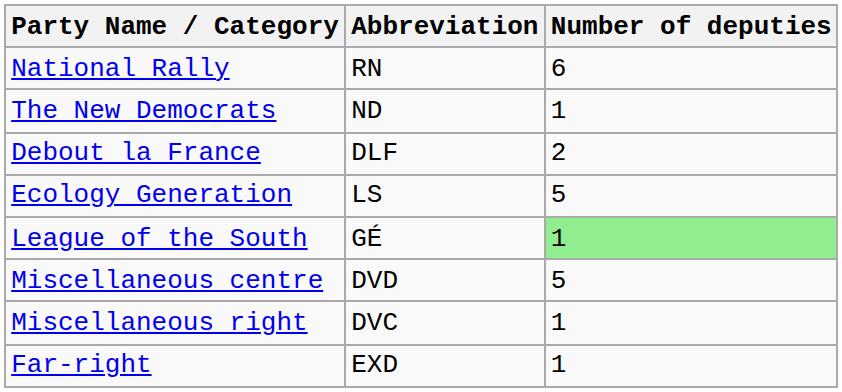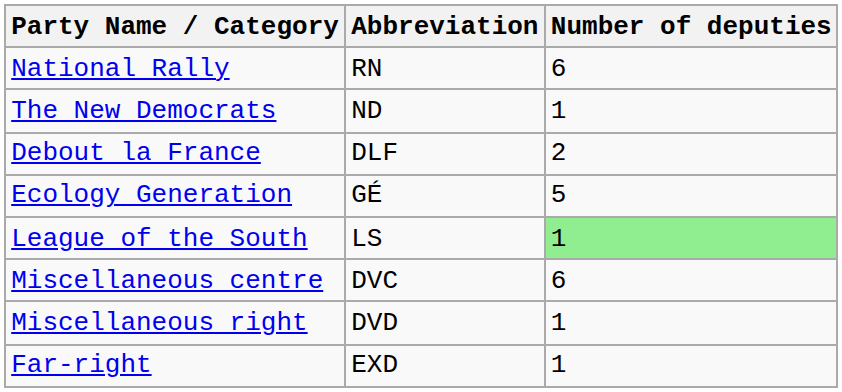(367, 196) LS -> (367, 196) GÉ
(367, 238) GÉ -> (367, 238) LS
(375, 280) DVD -> (375, 280) DVC
(559, 280) 5 -> (559, 280) 6
(375, 323) DVC -> (375, 323) DVD
